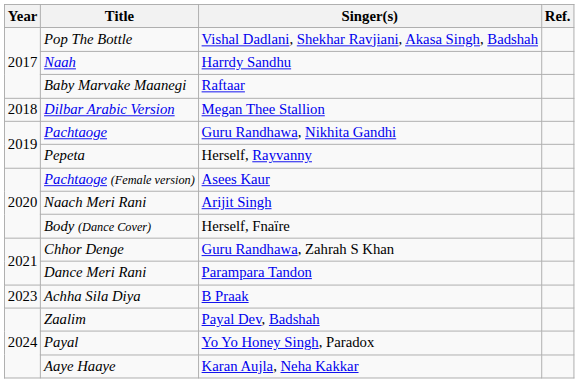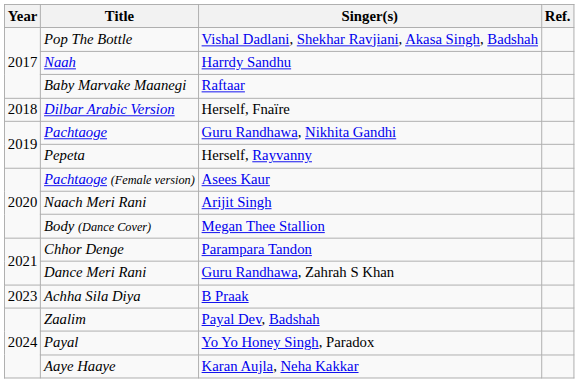(263, 109) Megan Thee Stallion -> (246, 109) Herself, Fnaïre
(246, 226) Herself, Fnaïre -> (263, 226) Megan Thee Stallion
(298, 249) Guru Randhawa, Zahrah S Khan -> (257, 249) Parampara Tandon
(257, 272) Parampara Tandon -> (298, 272) Guru Randhawa, Zahrah S Khan
